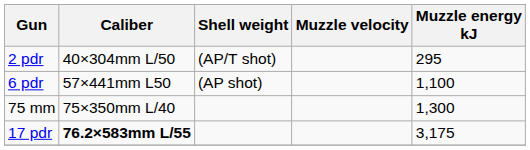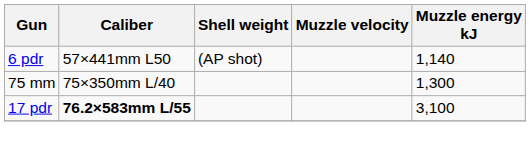- row: (26, 58)
(435, 83) 1,100 -> (435, 58) 1,140
(435, 132) 3,175 -> (435, 108) 3,100
